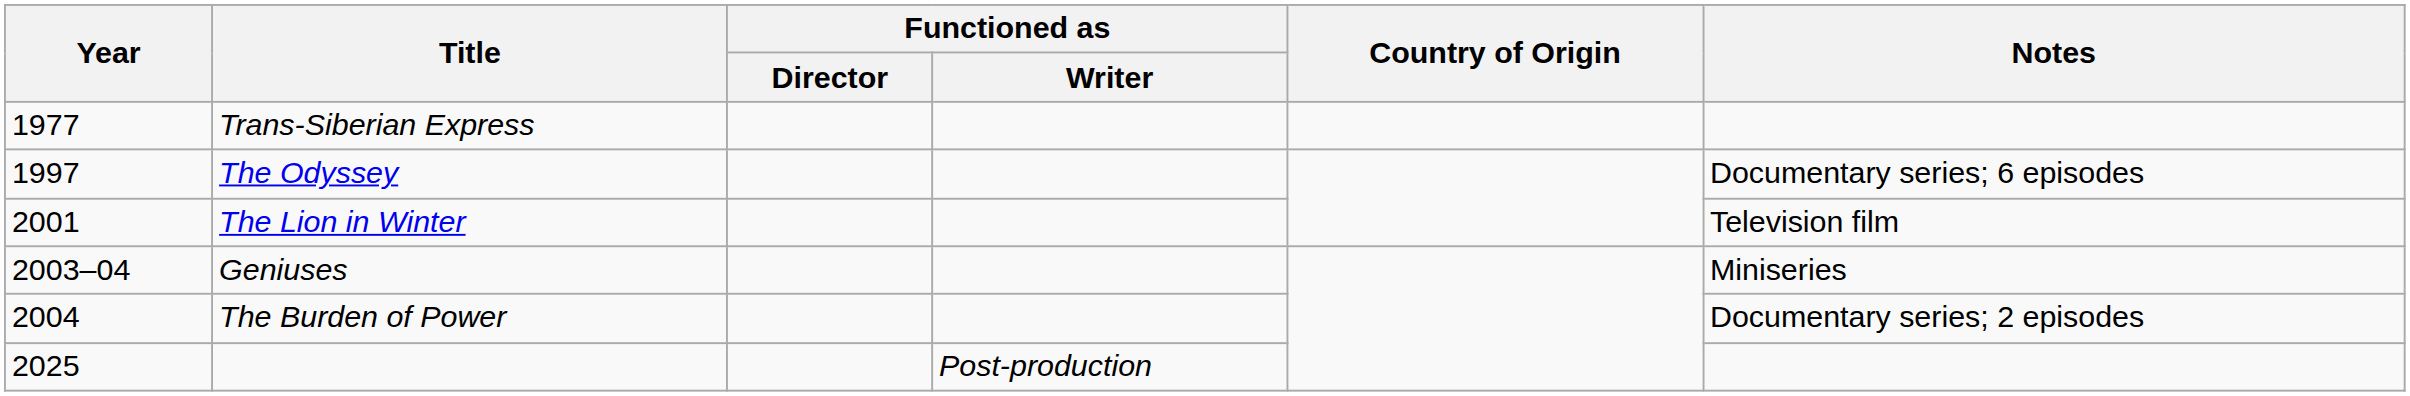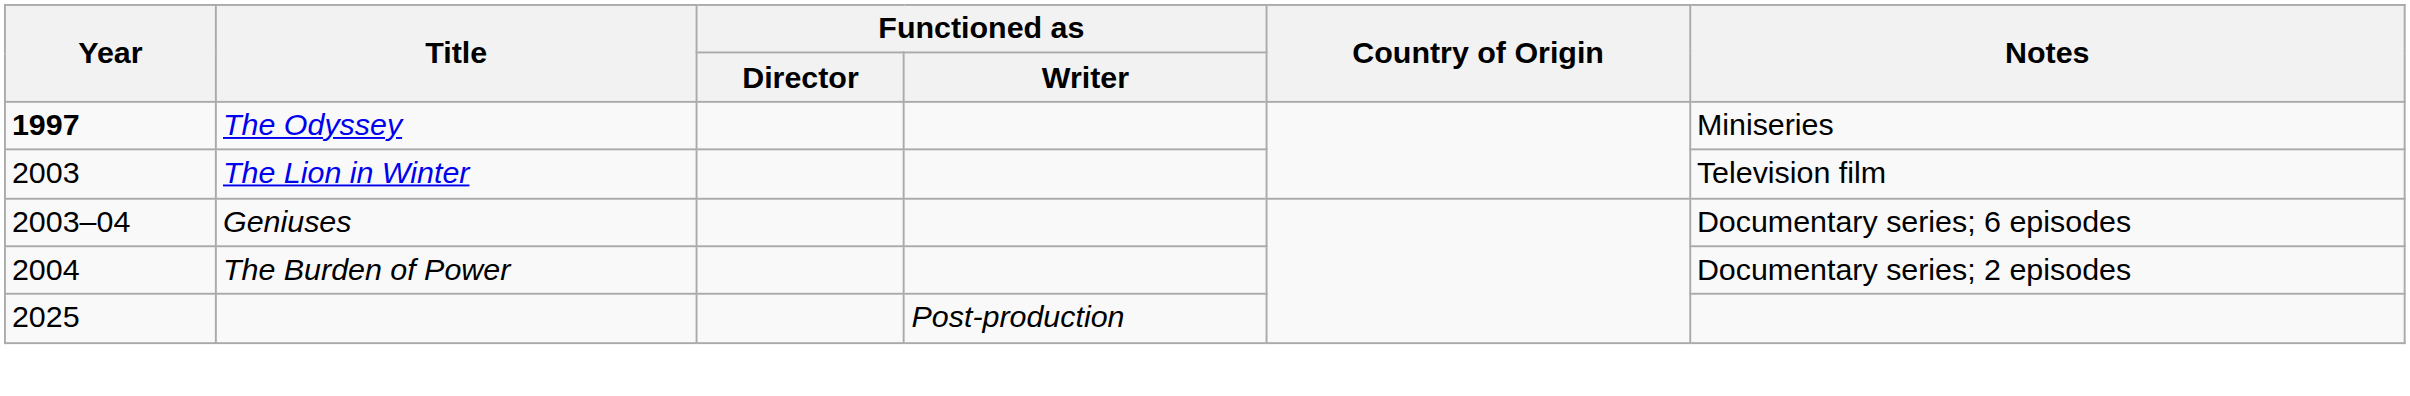- row: (377, 125)
(46, 173) normal -> (46, 125) bold
(1927, 173) Documentary series; 6 episodes -> (1765, 125) Miniseries
(46, 221) 2001 -> (46, 173) 2003
(1778, 269) Miniseries -> (1914, 221) Documentary series; 6 episodes
